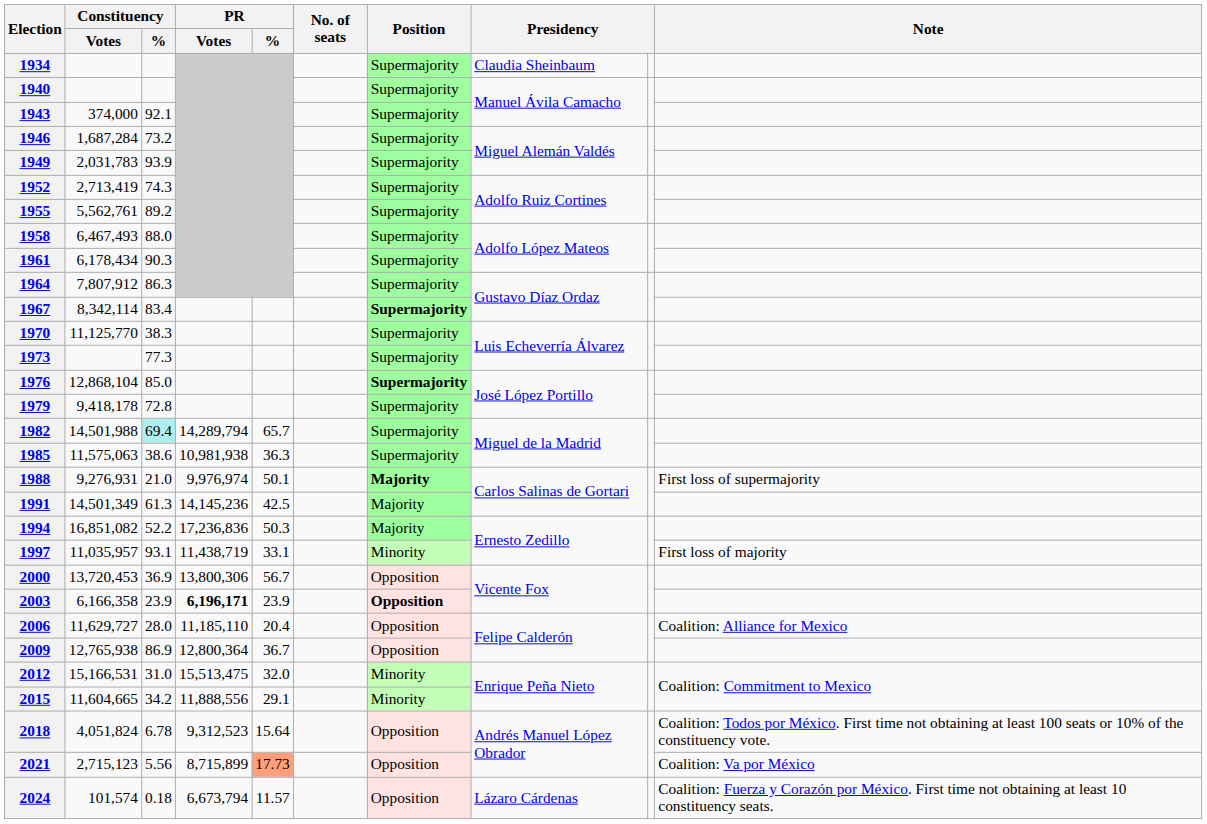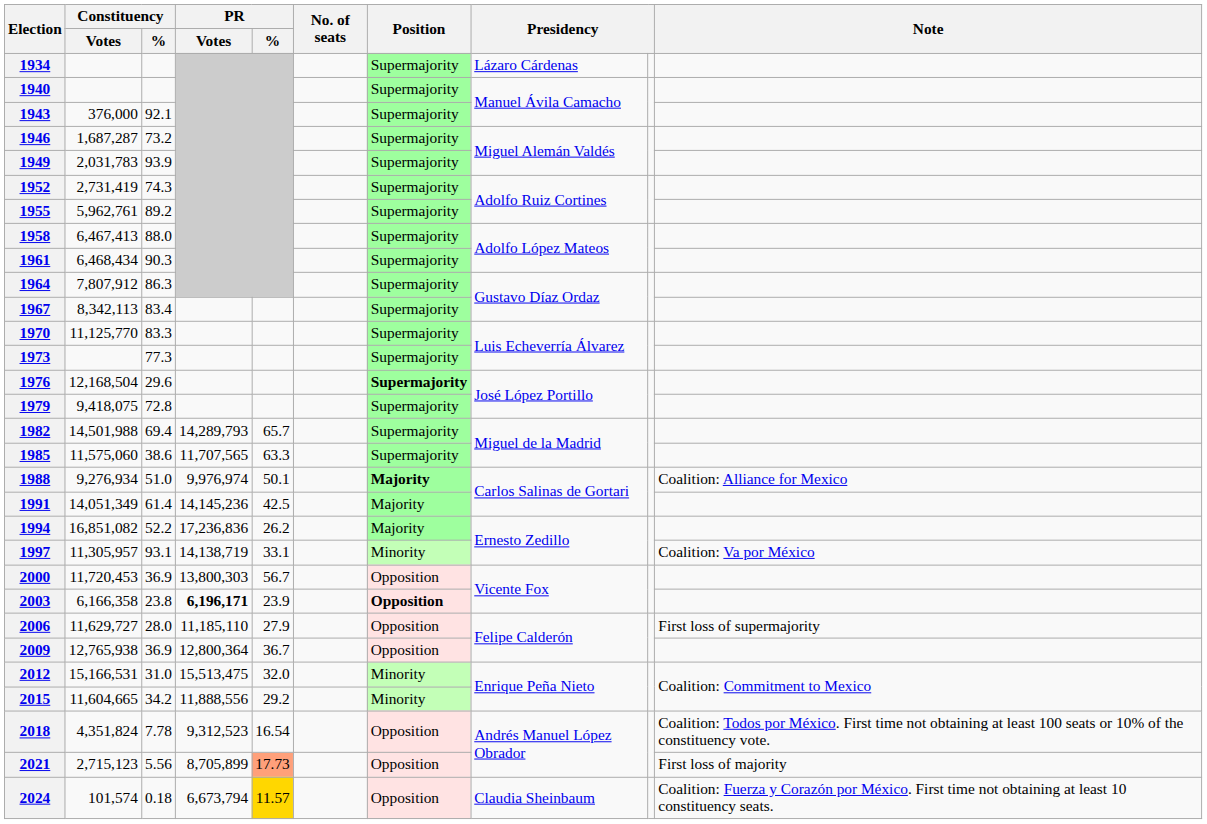(535, 65) Claudia Sheinbaum -> (526, 65) Lázaro Cárdenas
(113, 114) 374,000 -> (113, 114) 376,000
(107, 138) 1,687,284 -> (107, 138) 1,687,287
(107, 187) 2,713,419 -> (107, 187) 2,731,419
(107, 211) 5,562,761 -> (107, 211) 5,962,761
(107, 235) 6,467,493 -> (107, 235) 6,467,413
(107, 260) 6,178,434 -> (107, 260) 6,468,434
(108, 308) 8,342,114 -> (108, 308) 8,342,113
(419, 308) bold -> (415, 308) normal
(158, 333) 38.3 -> (158, 333) 83.3
(103, 382) 12,868,104 -> (103, 382) 12,168,504
(158, 382) 85.0 -> (158, 382) 29.6
(107, 406) 9,418,178 -> (107, 406) 9,418,075
(158, 430) paleturquoise background -> (158, 430) no background
(214, 430) 14,289,794 -> (214, 430) 14,289,793
(104, 455) 11,575,063 -> (104, 455) 11,575,060
(214, 455) 10,981,938 -> (214, 455) 11,707,565
(276, 455) 36.3 -> (276, 455) 63.3
(107, 479) 9,276,931 -> (107, 479) 9,276,934
(158, 479) 21.0 -> (158, 479) 51.0
(739, 479) First loss of supermajority -> (753, 479) Coalition: Alliance for Mexico
(103, 503) 14,501,349 -> (103, 503) 14,051,349
(158, 503) 61.3 -> (158, 503) 61.4
(276, 528) 50.3 -> (276, 528) 26.2
(104, 552) 11,035,957 -> (104, 552) 11,305,957
(214, 552) 11,438,719 -> (214, 552) 14,138,719
(723, 552) First loss of majority -> (736, 552) Coalition: Va por México
(103, 576) 13,720,453 -> (104, 576) 11,720,453
(214, 576) 13,800,306 -> (214, 576) 13,800,303
(158, 601) 23.9 -> (158, 601) 23.8
(276, 625) 20.4 -> (276, 625) 27.9
(753, 625) Coalition: Alliance for Mexico -> (739, 625) First loss of supermajority
(158, 650) 86.9 -> (158, 650) 36.9
(276, 698) 29.1 -> (276, 698) 29.2
(107, 731) 4,051,824 -> (107, 731) 4,351,824
(158, 731) 6.78 -> (158, 731) 7.78
(272, 731) 15.64 -> (272, 731) 16.54
(217, 764) 8,715,899 -> (217, 764) 8,705,899
(736, 764) Coalition: Va por México -> (723, 764) First loss of majority
(273, 797) no background -> (273, 797) gold background
(526, 797) Lázaro Cárdenas -> (535, 797) Claudia Sheinbaum
